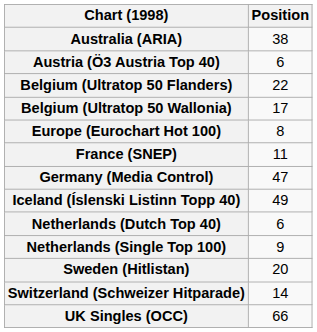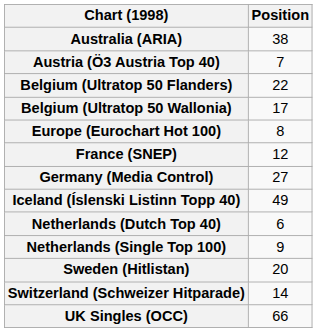(280, 62) 6 -> (280, 62) 7
(280, 154) 11 -> (280, 154) 12
(280, 177) 47 -> (280, 177) 27
